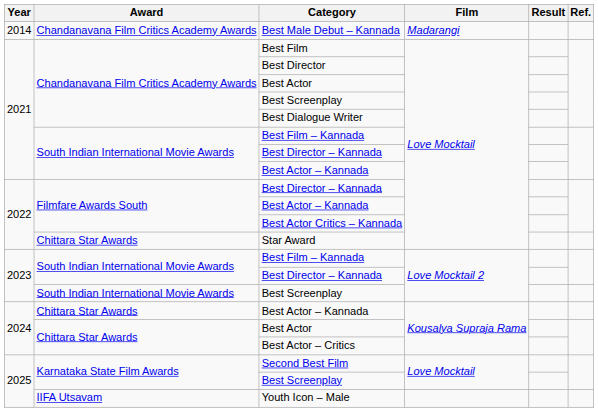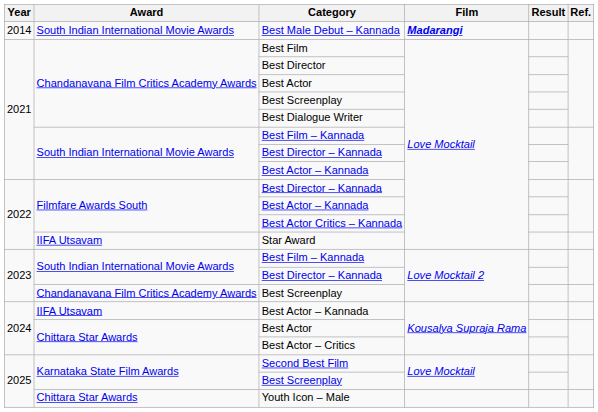(147, 30) Chandanavana Film Critics Academy Awards -> (135, 30) South Indian International Movie Awards
(433, 30) normal -> (435, 30) bold
(87, 240) Chittara Star Awards -> (69, 240) IIFA Utsavam
(135, 293) South Indian International Movie Awards -> (147, 293) Chandanavana Film Critics Academy Awards
(87, 310) Chittara Star Awards -> (69, 310) IIFA Utsavam
(69, 398) IIFA Utsavam -> (87, 398) Chittara Star Awards
